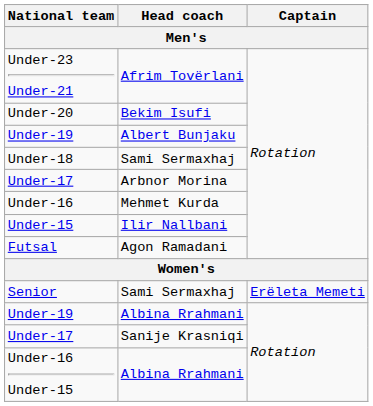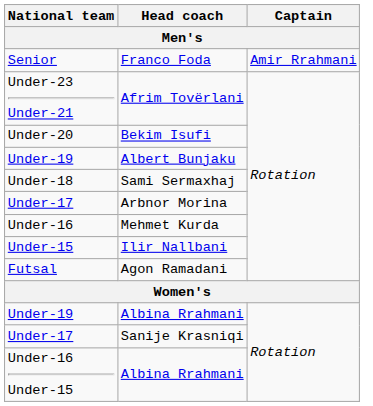+ row: (32, 60)
- row: (32, 292)
